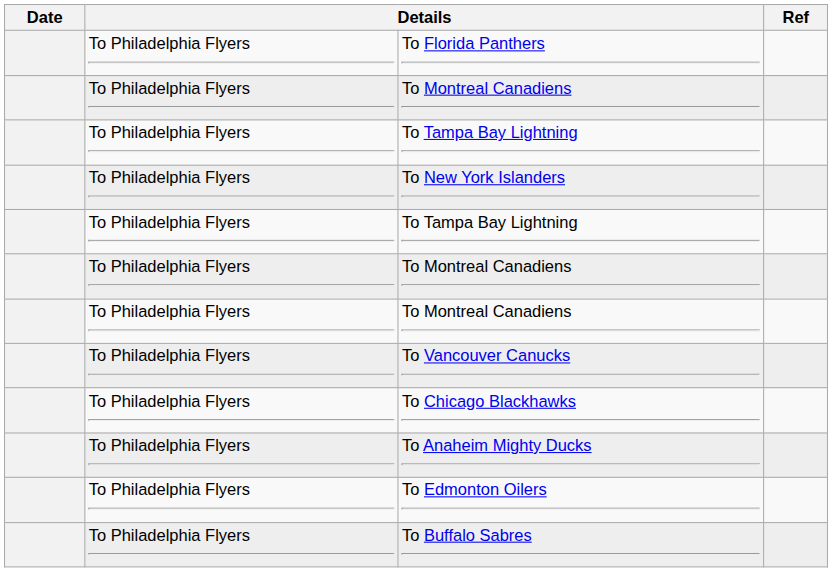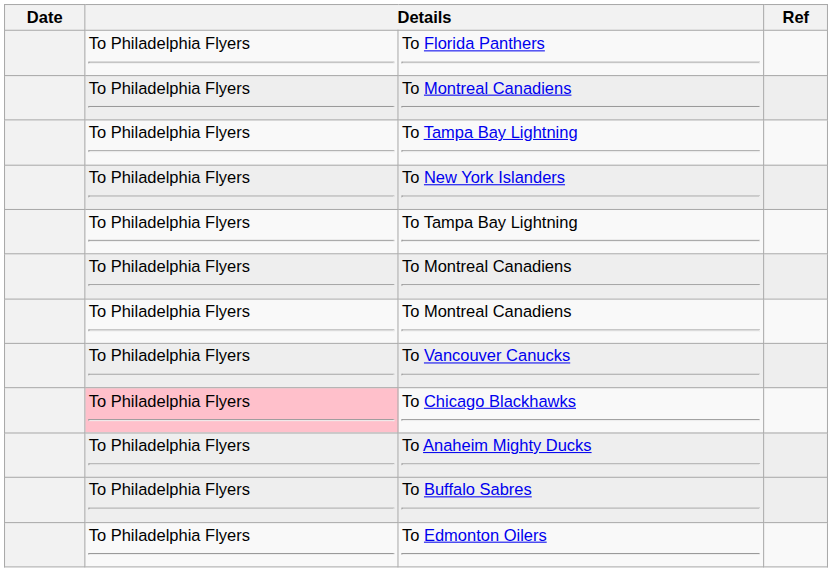(242, 406) no background -> (242, 406) pink background
rows swapped: (45, 500) <-> (45, 544)
